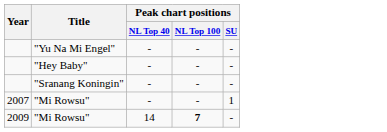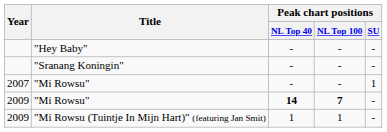- row: (18, 48)
(149, 118) normal -> (291, 100) bold
+ row: (18, 118)
